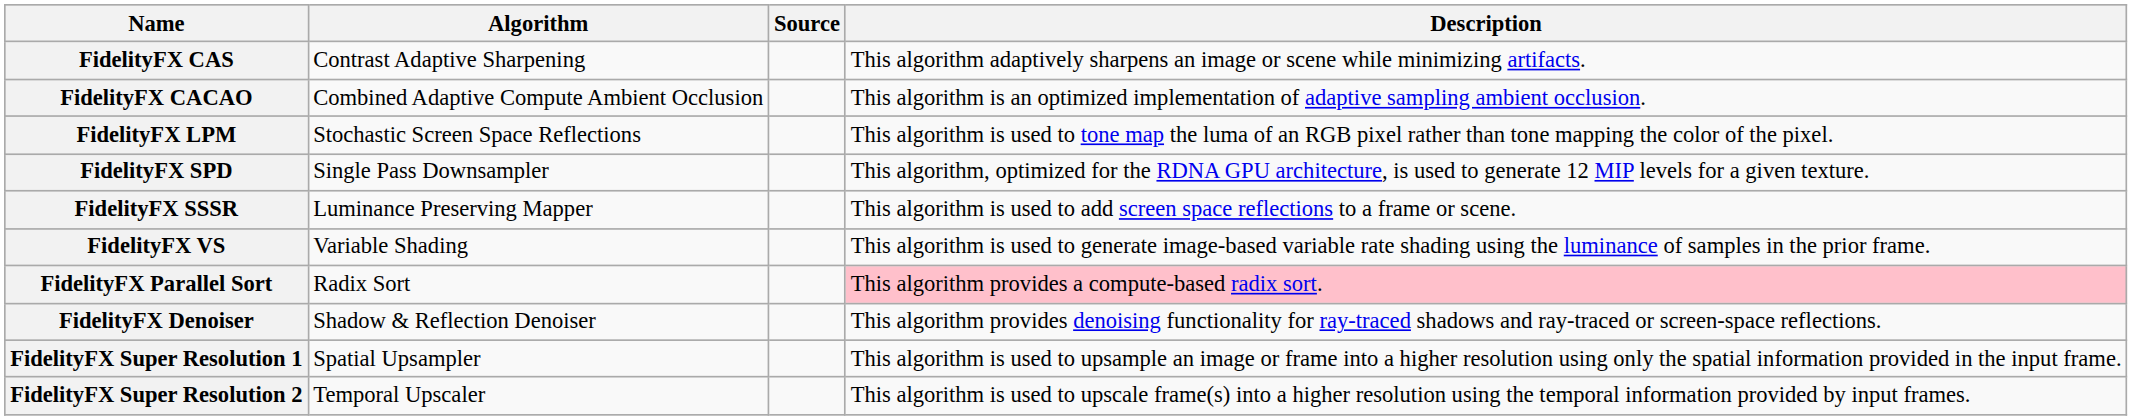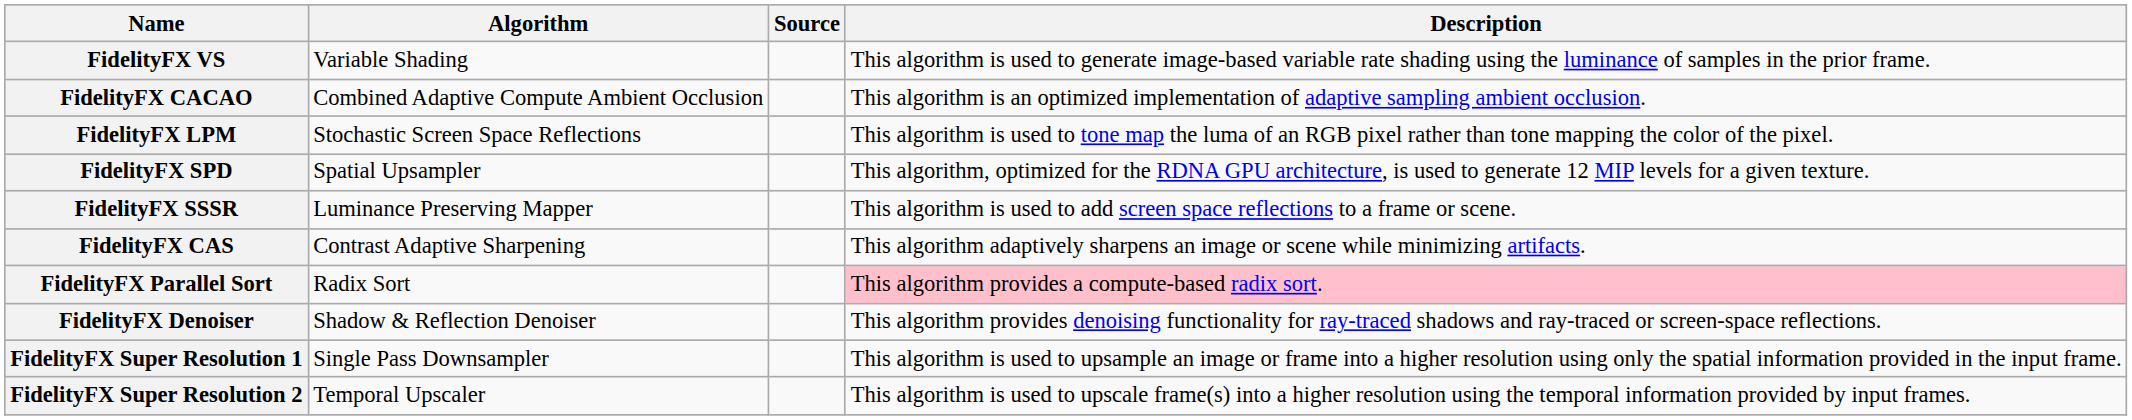rows swapped: (156, 59) <-> (156, 246)
(431, 171) Single Pass Downsampler -> (397, 171) Spatial Upsampler
(397, 357) Spatial Upsampler -> (431, 357) Single Pass Downsampler
